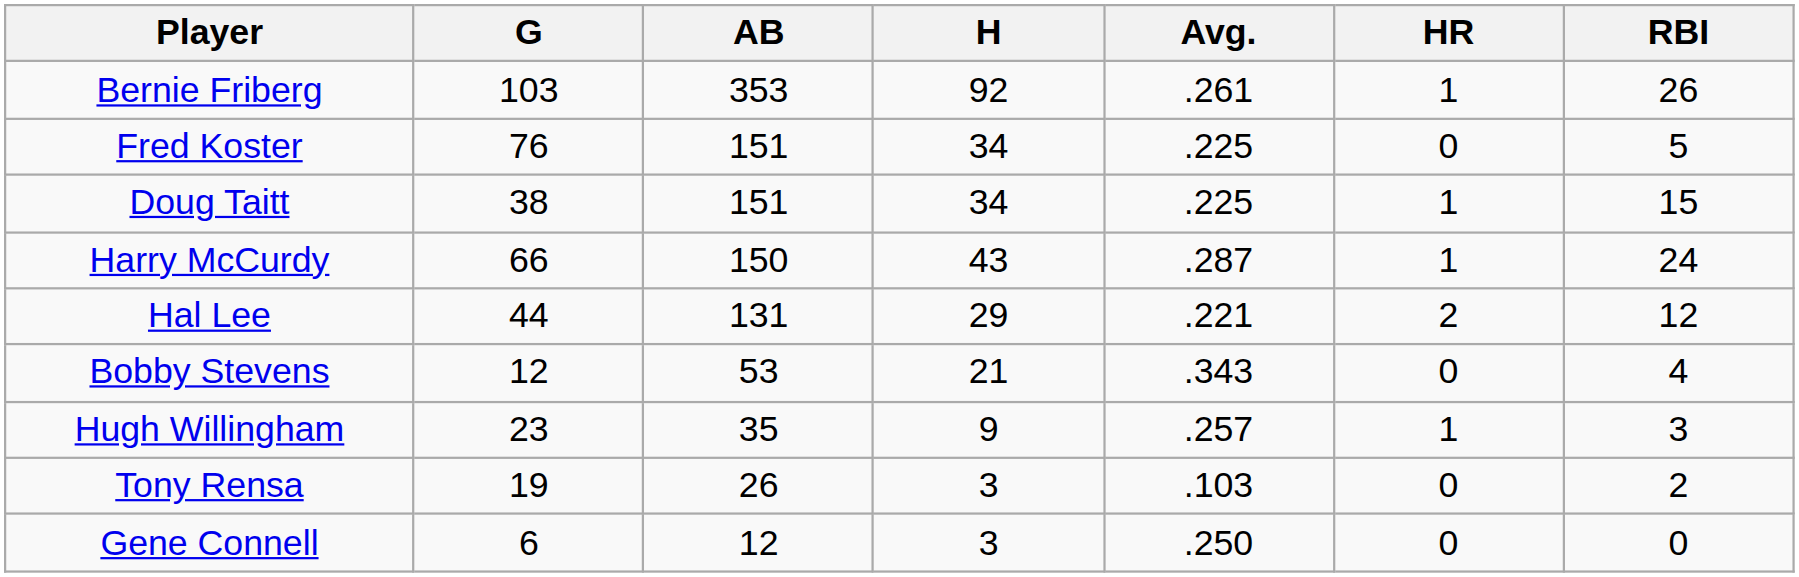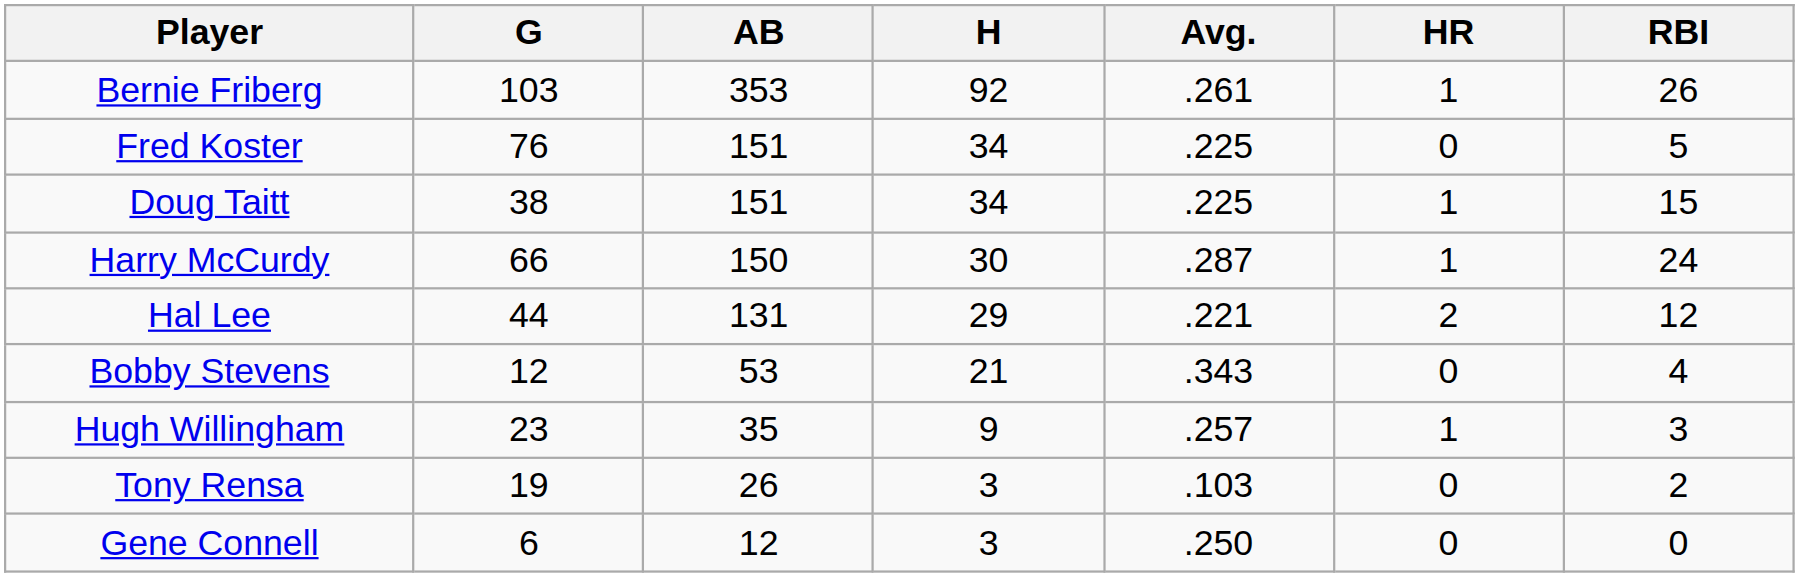(989, 259) 43 -> (989, 259) 30
